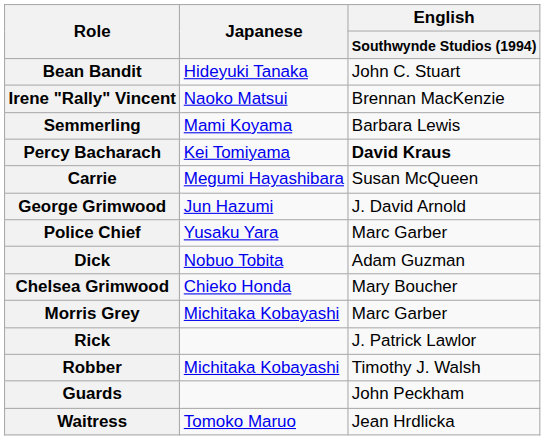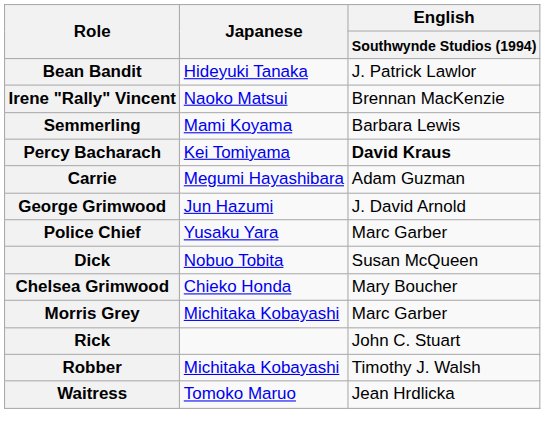(406, 71) John C. Stuart -> (414, 71) J. Patrick Lawlor
(415, 179) Susan McQueen -> (408, 179) Adam Guzman
(408, 260) Adam Guzman -> (415, 260) Susan McQueen
(414, 340) J. Patrick Lawlor -> (406, 340) John C. Stuart
- row: (92, 394)
